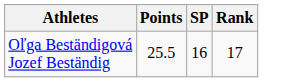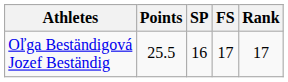+ column: (225, 18)
